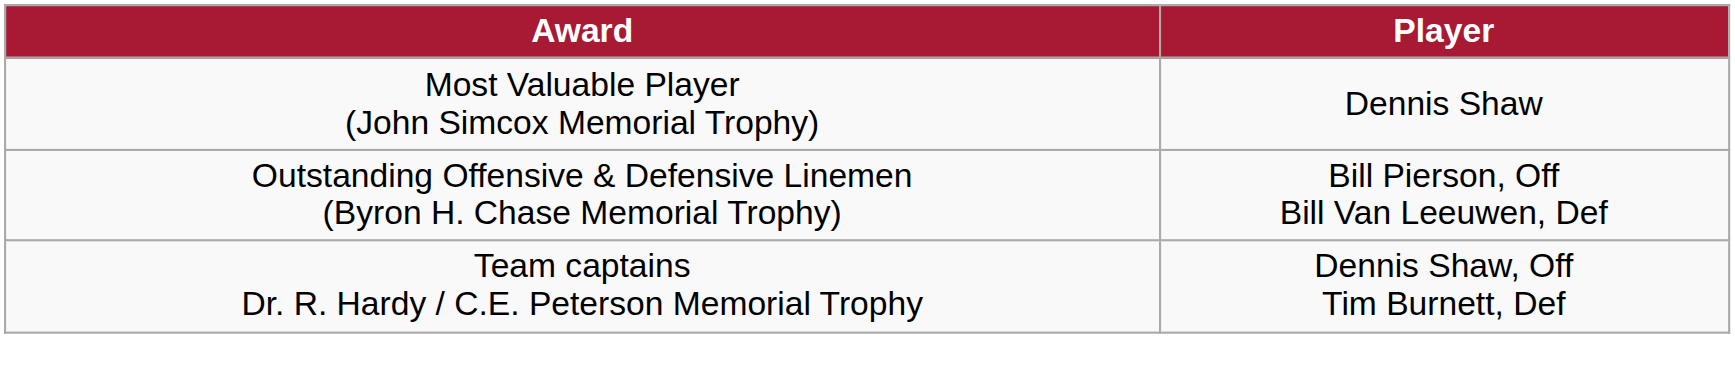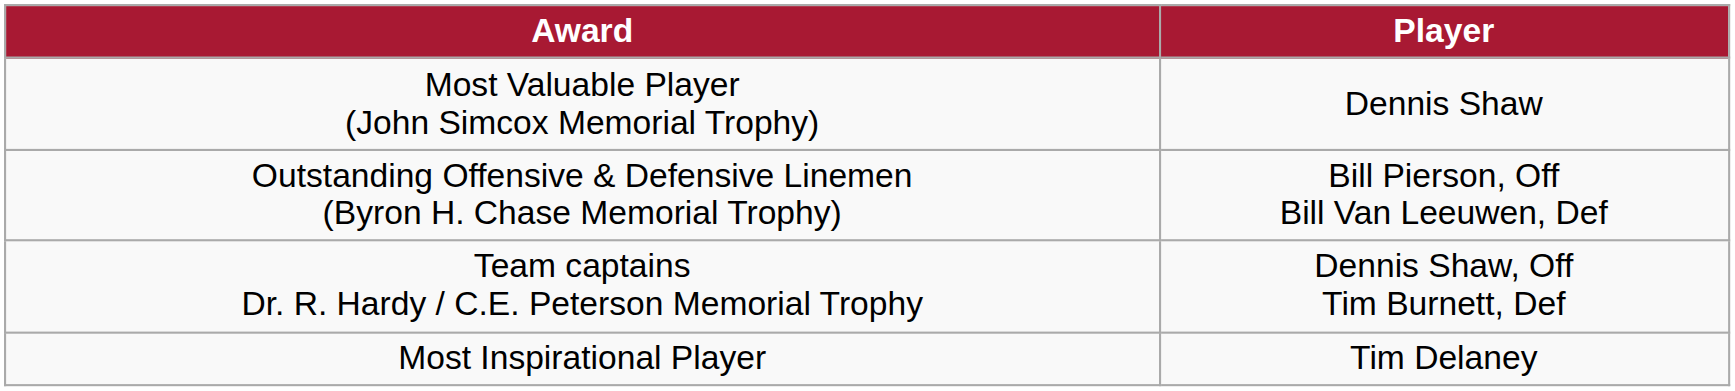+ row: (582, 357)
